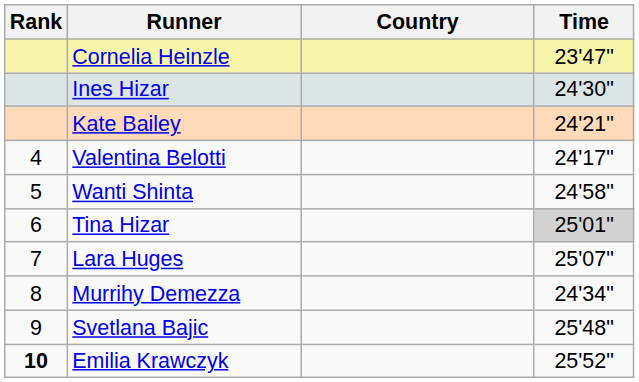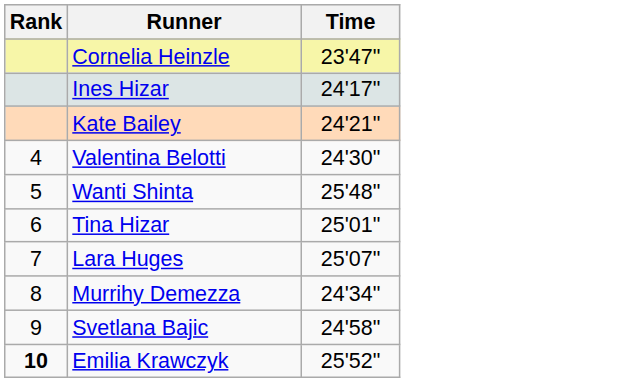- column: (418, 22)
(584, 90) 24'30" -> (351, 90) 24'17"
(584, 158) 24'17" -> (351, 158) 24'30"
(584, 192) 24'58" -> (351, 192) 25'48"
(584, 225) lightgrey background -> (351, 225) no background
(584, 327) 25'48" -> (351, 327) 24'58"
